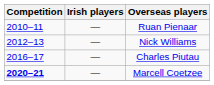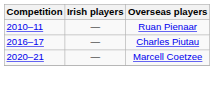- row: (168, 42)
(25, 73) bold -> (25, 57) normal
